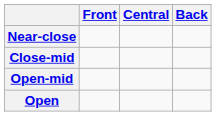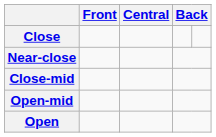+ row: (42, 36)
